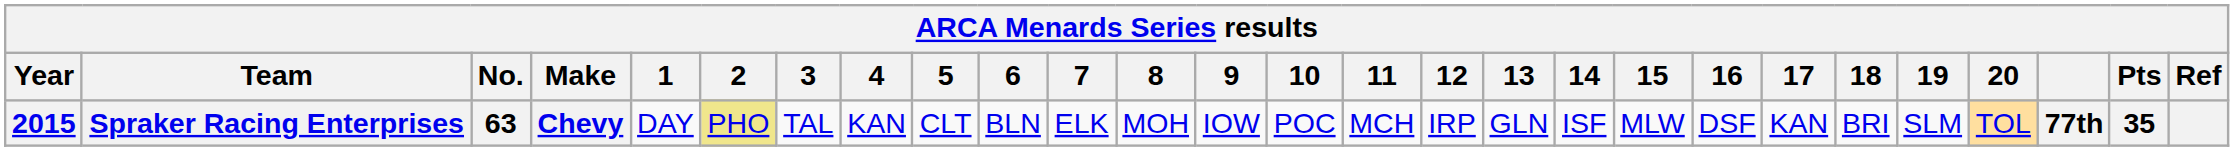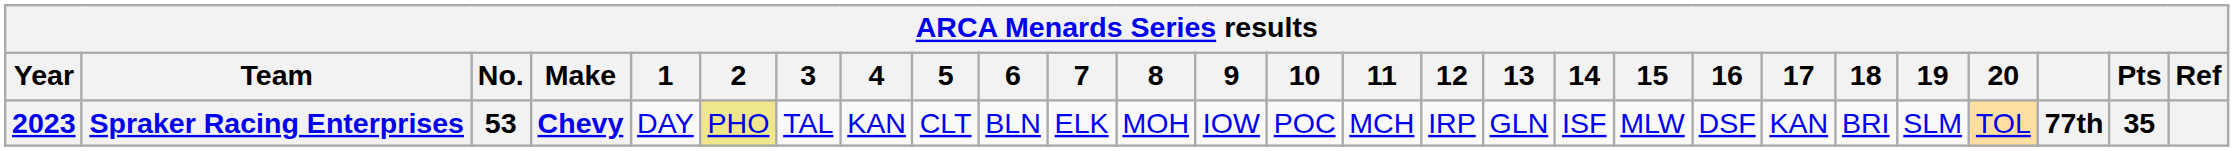(44, 123) 2015 -> (44, 123) 2023
(501, 123) 63 -> (501, 123) 53
